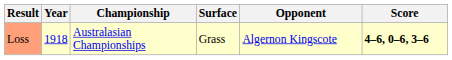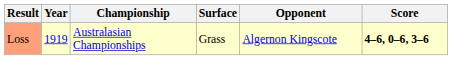(56, 38) 1918 -> (56, 38) 1919
